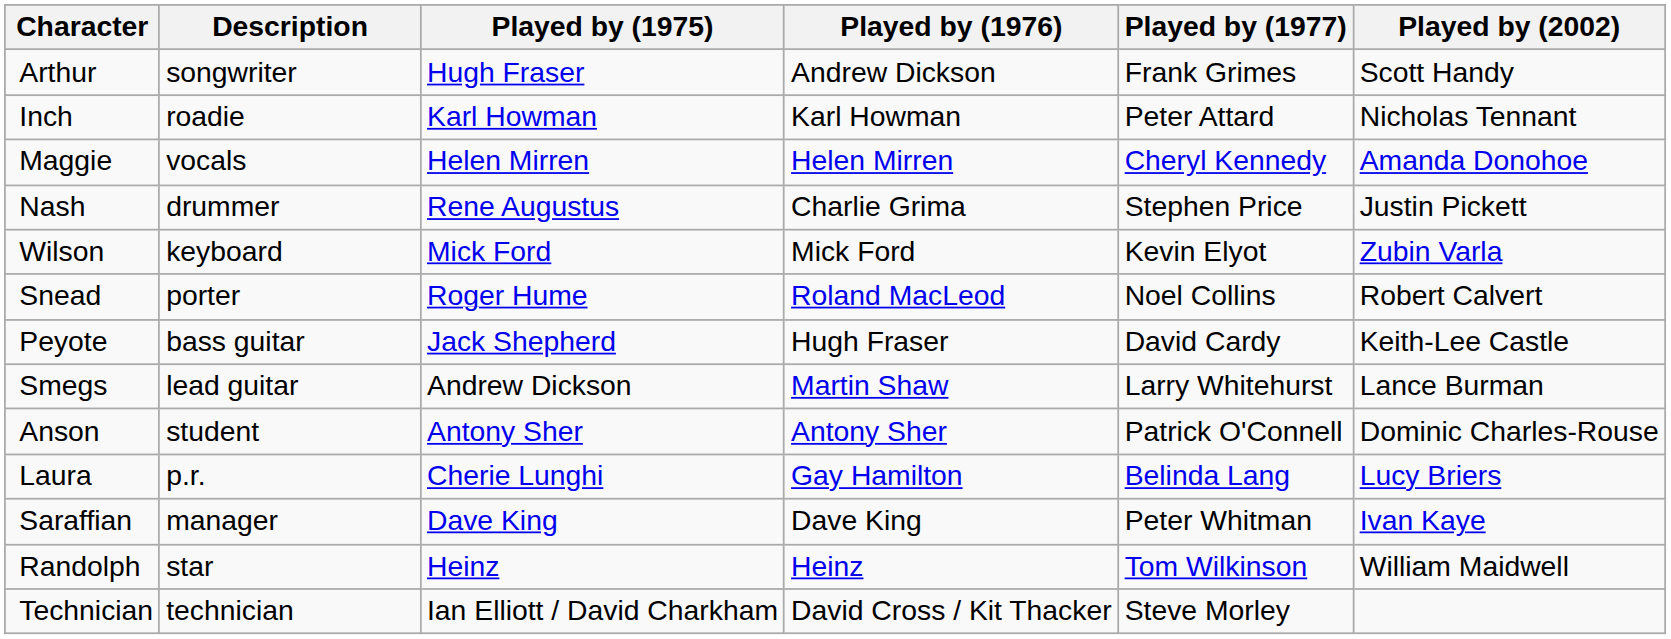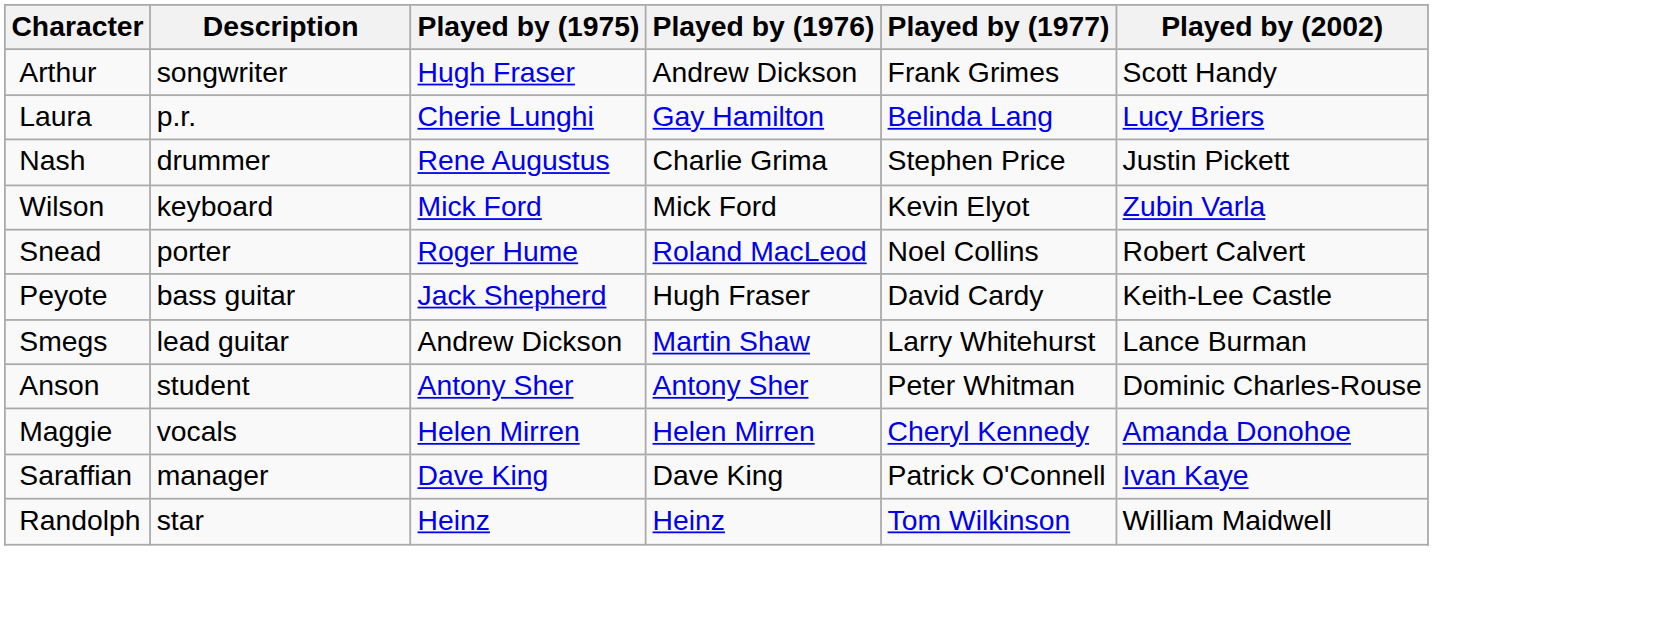- row: (42, 116)
rows swapped: (52, 476) <-> (62, 161)
(1234, 431) Patrick O'Connell -> (981, 386) Peter Whitman
(1218, 521) Peter Whitman -> (997, 476) Patrick O'Connell
- row: (82, 610)
